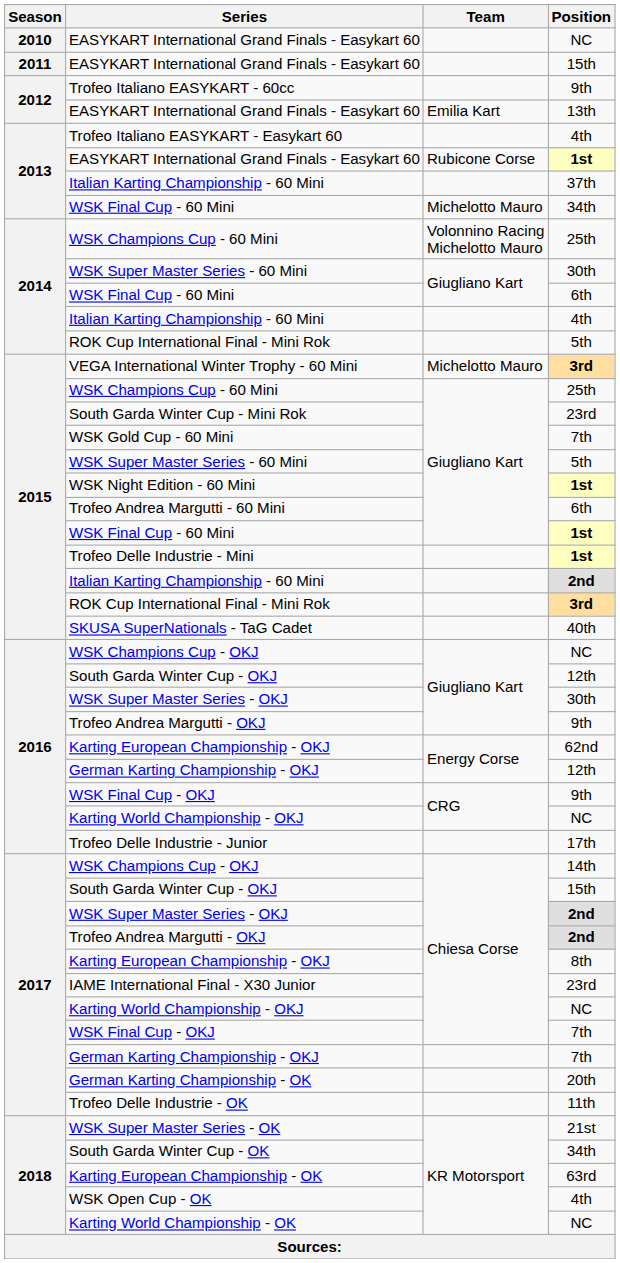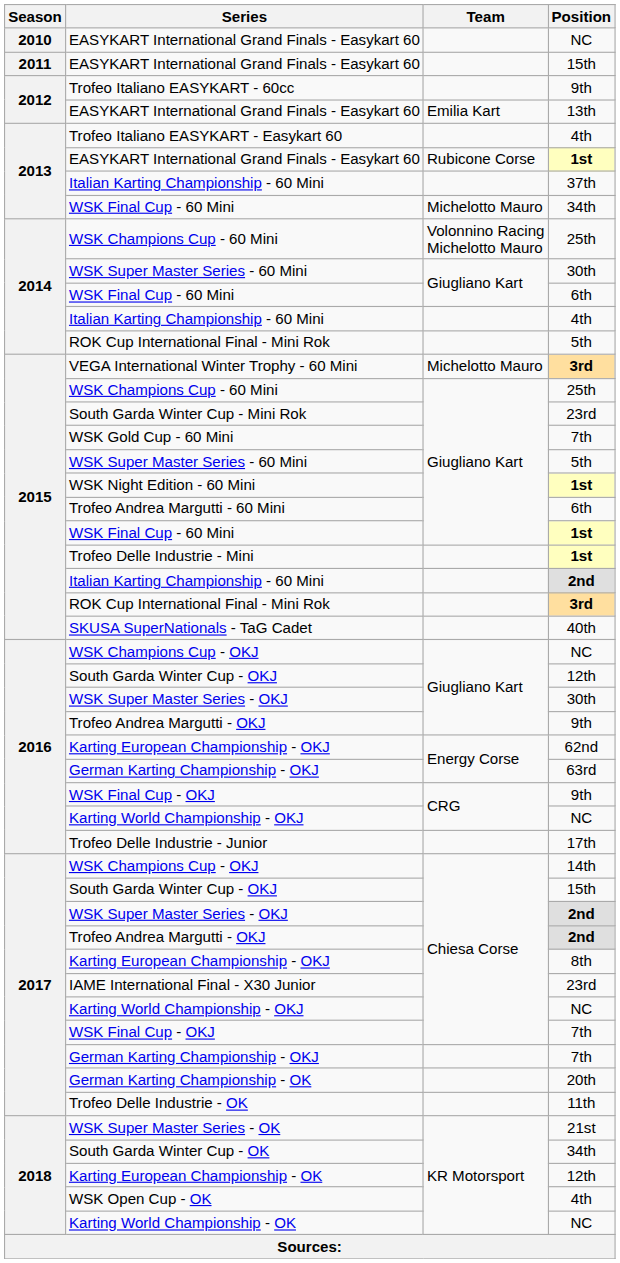(581, 770) 12th -> (581, 770) 63rd
(581, 1175) 63rd -> (581, 1175) 12th
